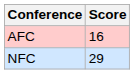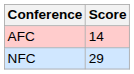(96, 36) 16 -> (96, 36) 14
